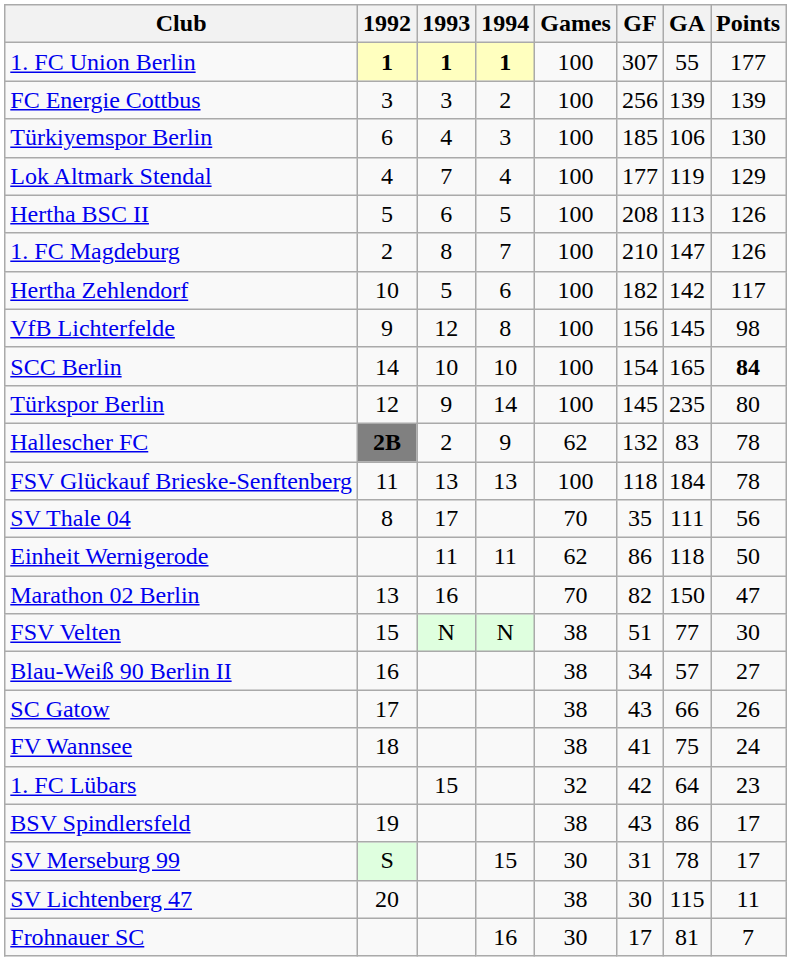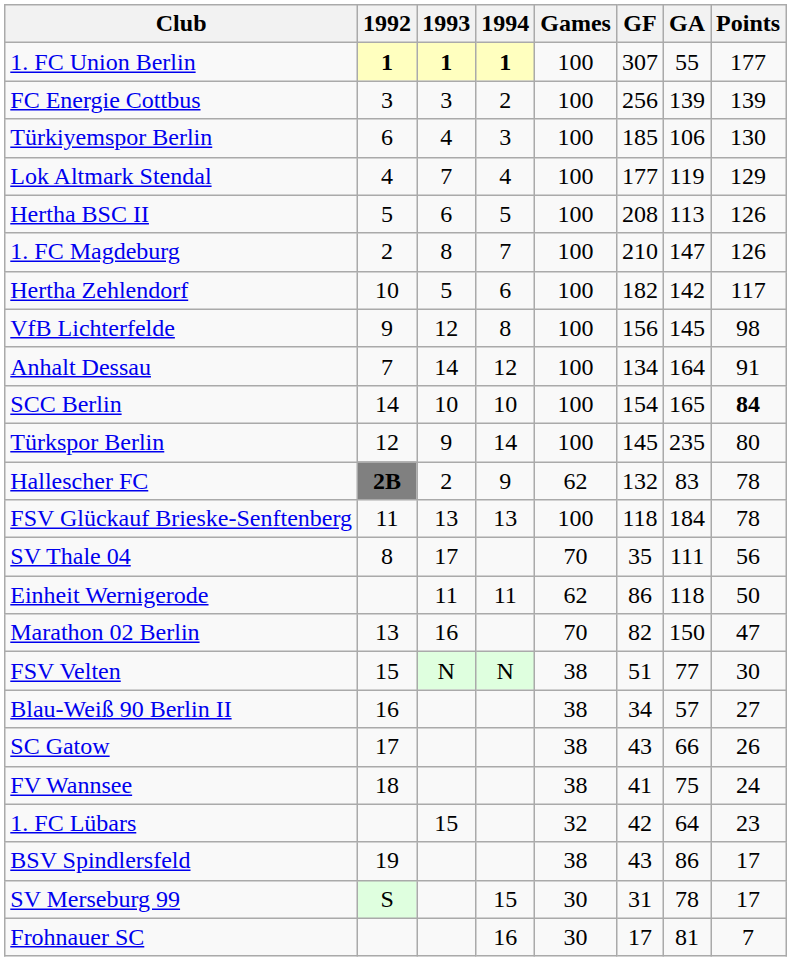+ row: (81, 366)
- row: (101, 898)
